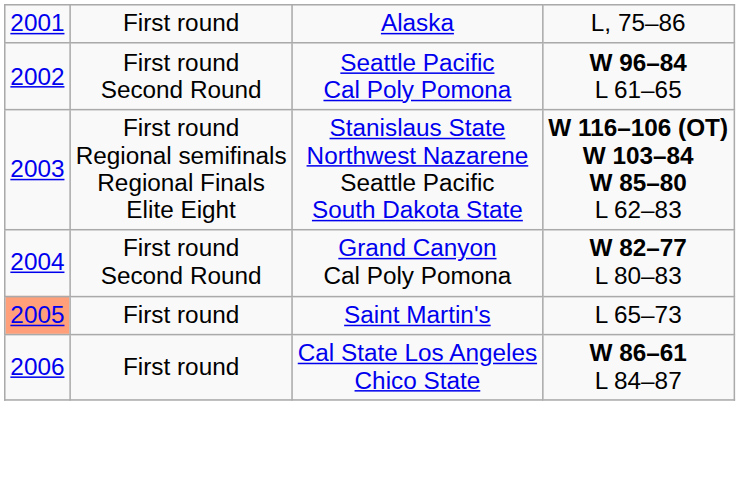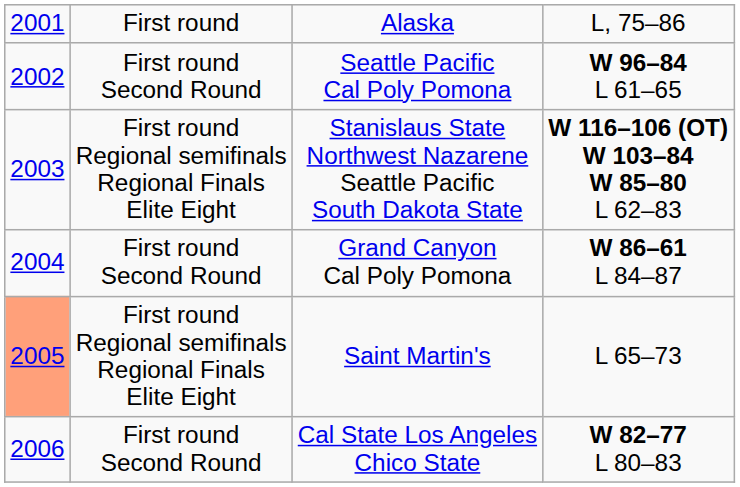(638, 262) W 82–77 L 80–83 -> (638, 262) W 86–61 L 84–87
(181, 314) First round -> (181, 355) First round Regional semifinals Regional Finals Elite Eight
(181, 367) First round -> (181, 449) First round Second Round
(638, 367) W 86–61 L 84–87 -> (638, 449) W 82–77 L 80–83
